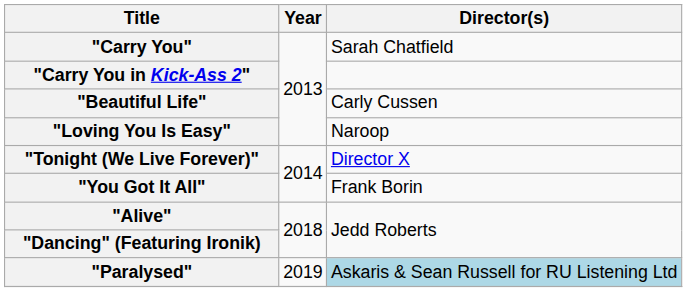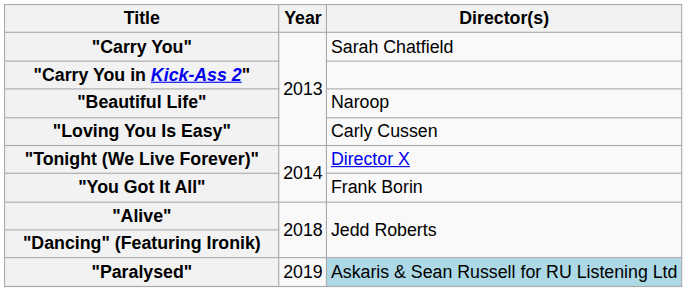(384, 103) Carly Cussen -> (360, 103) Naroop
(360, 131) Naroop -> (384, 131) Carly Cussen
